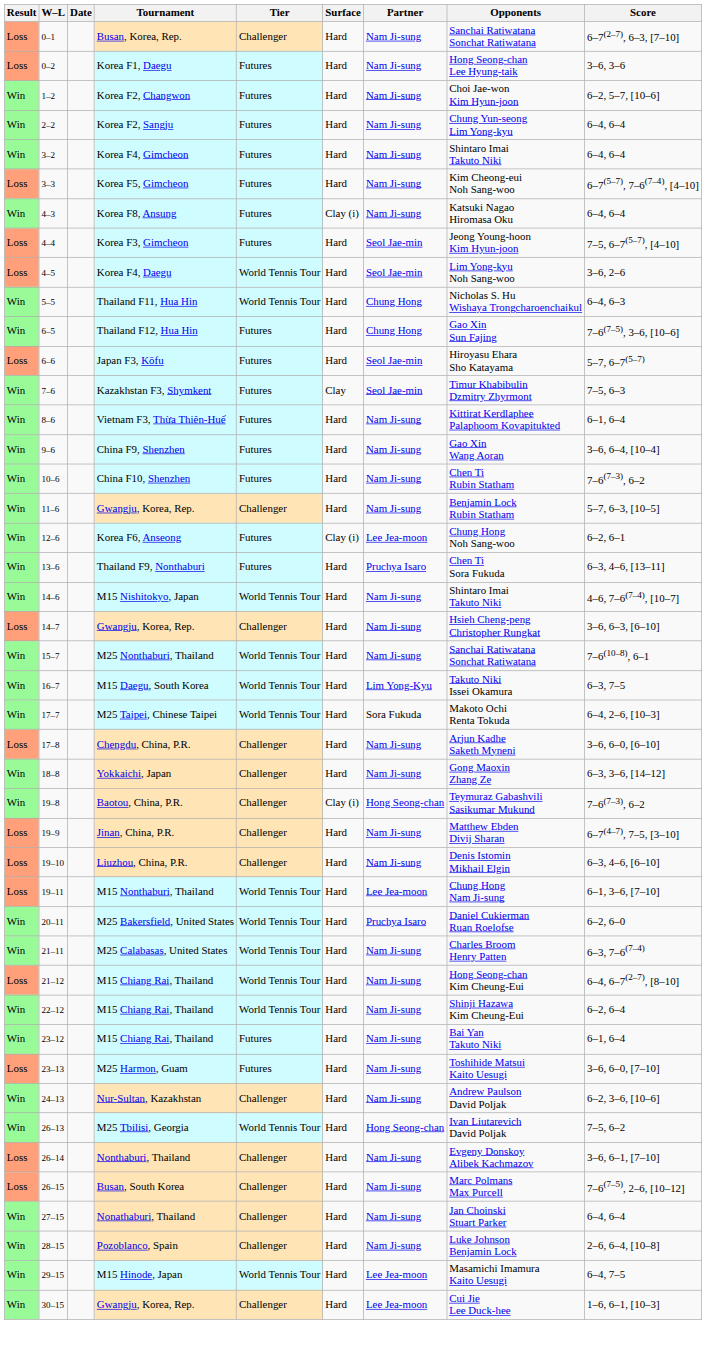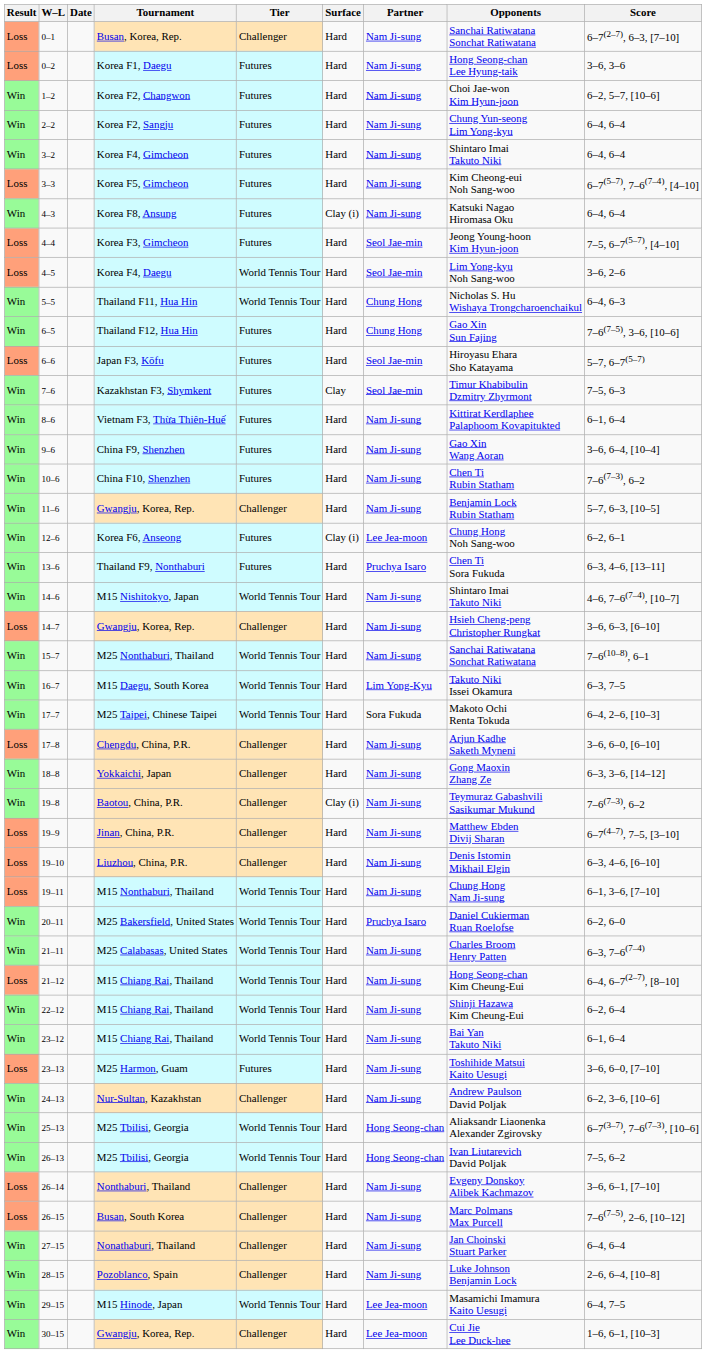(405, 803) Hong Seong-chan -> (394, 803) Nam Ji-sung
(397, 891) Lee Jea-moon -> (394, 891) Nam Ji-sung
(255, 1039) Futures -> (280, 1039) World Tennis Tour
+ row: (53, 1128)
